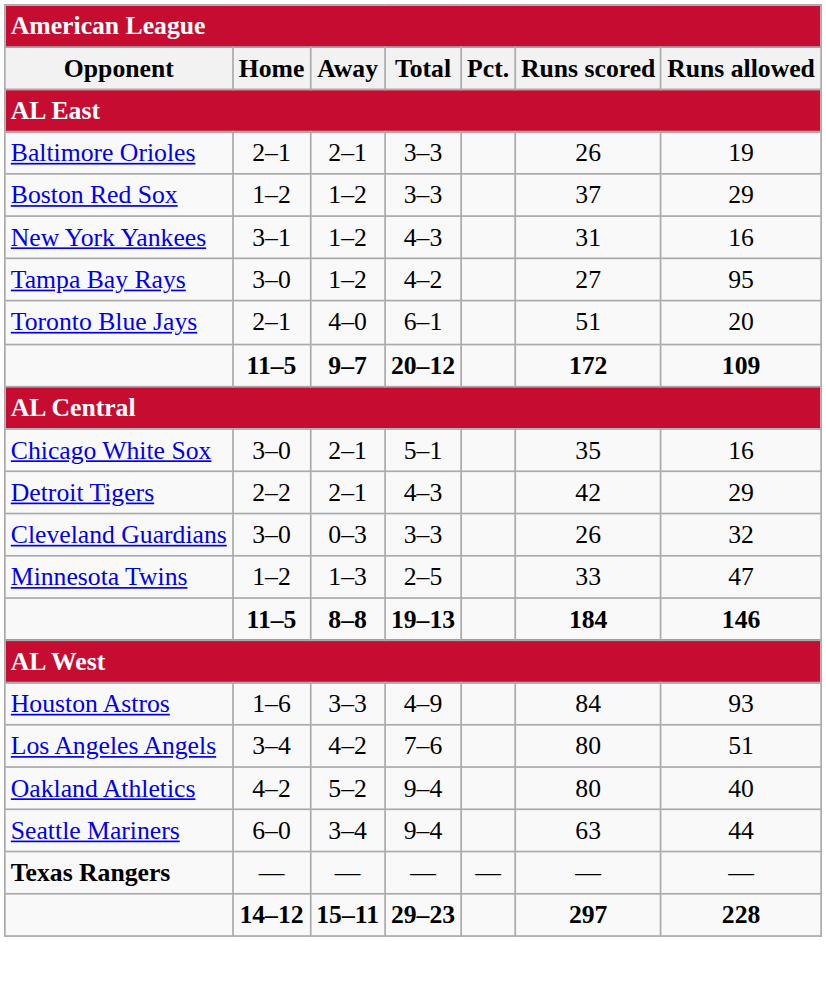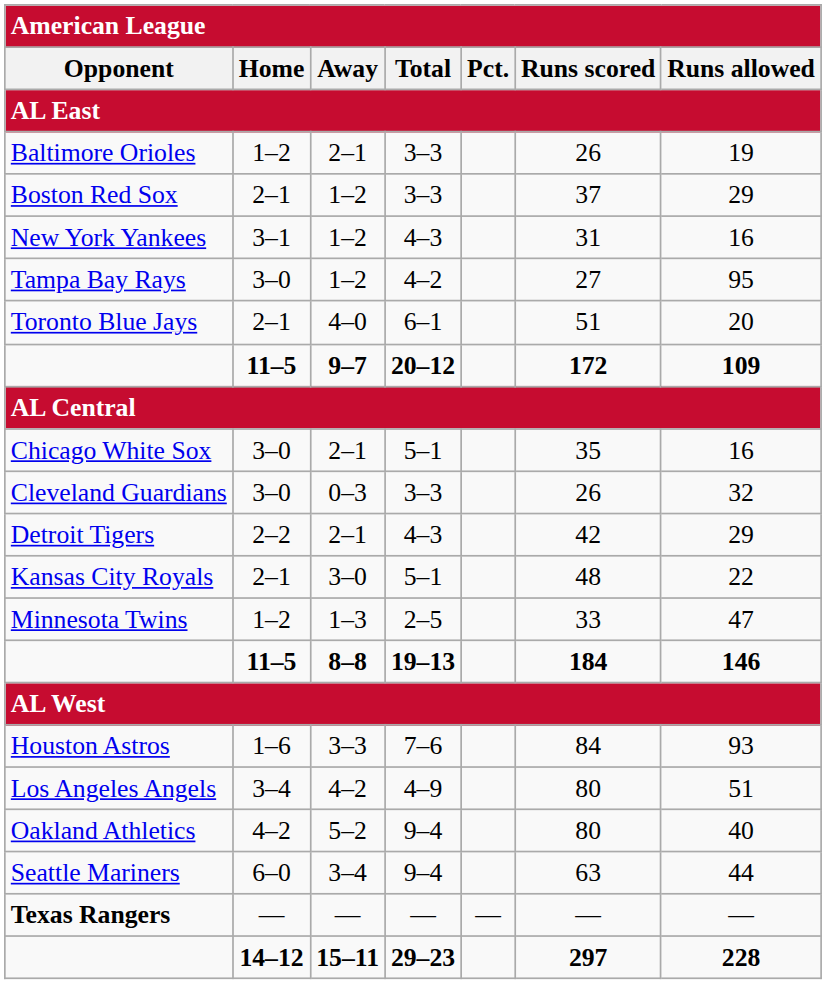(272, 152) 2–1 -> (272, 152) 1–2
(272, 195) 1–2 -> (272, 195) 2–1
rows swapped: (119, 534) <-> (82, 491)
+ row: (112, 576)
(423, 703) 4–9 -> (423, 745) 7–6
(423, 745) 7–6 -> (423, 788) 4–9
